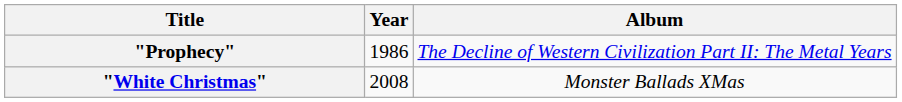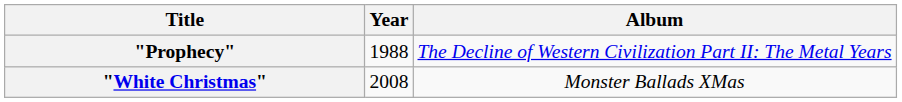(389, 50) 1986 -> (389, 50) 1988
